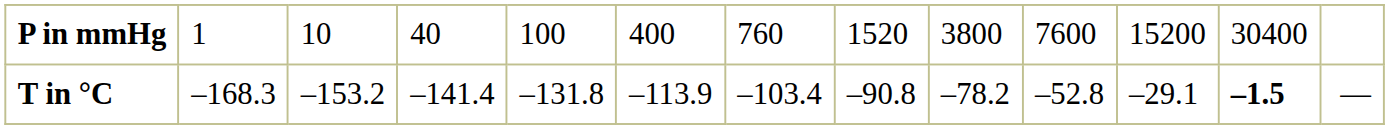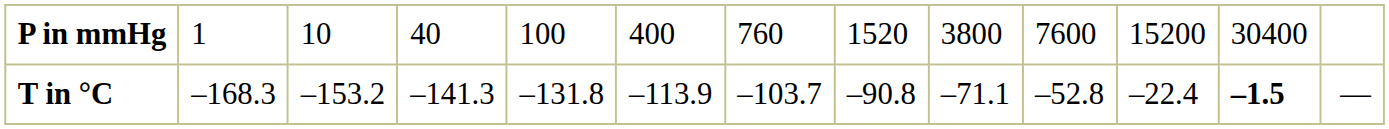(452, 93) –141.4 -> (452, 93) –141.3
(780, 93) –103.4 -> (780, 93) –103.7
(975, 93) –78.2 -> (975, 93) –71.1
(1164, 93) –29.1 -> (1164, 93) –22.4
